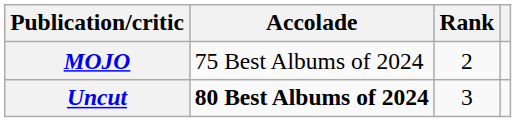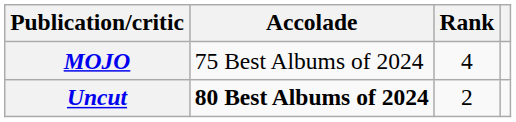(467, 60) 2 -> (467, 60) 4
(467, 97) 3 -> (467, 97) 2
